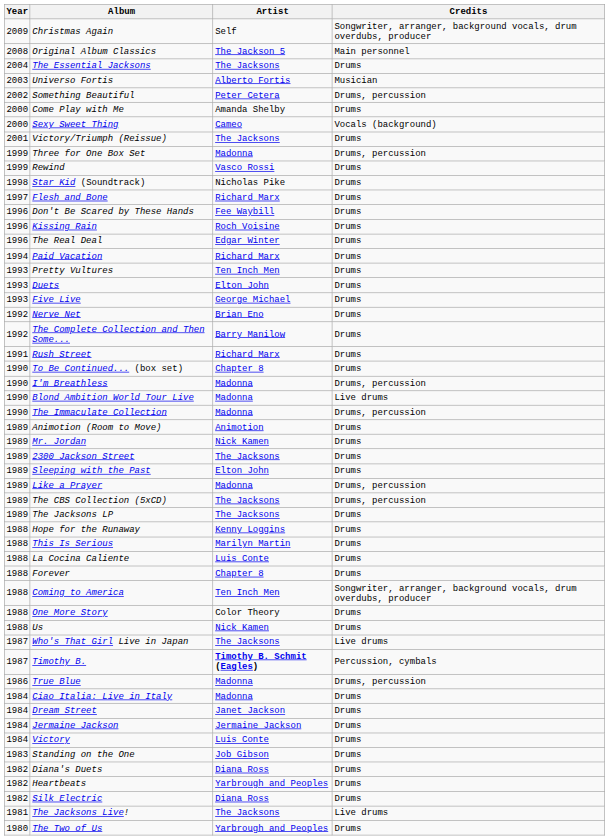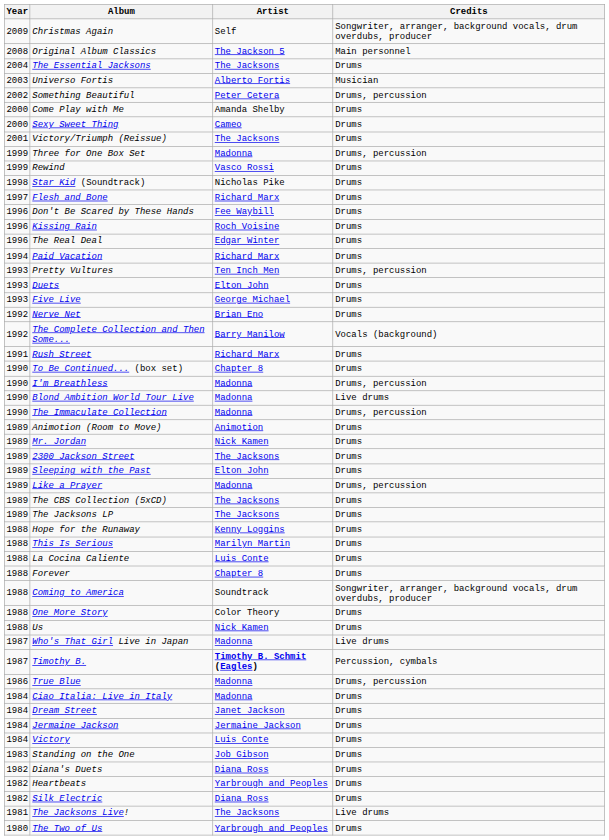(386, 124) Vocals (background) -> (349, 124) Drums
(348, 271) Drums -> (381, 271) Drums, percussion
(348, 334) Drums -> (386, 334) Vocals (background)
(380, 500) Drums, percussion -> (349, 500) Drums
(247, 593) Ten Inch Men -> (242, 593) Soundtrack
(247, 642) The Jacksons -> (234, 642) Madonna
